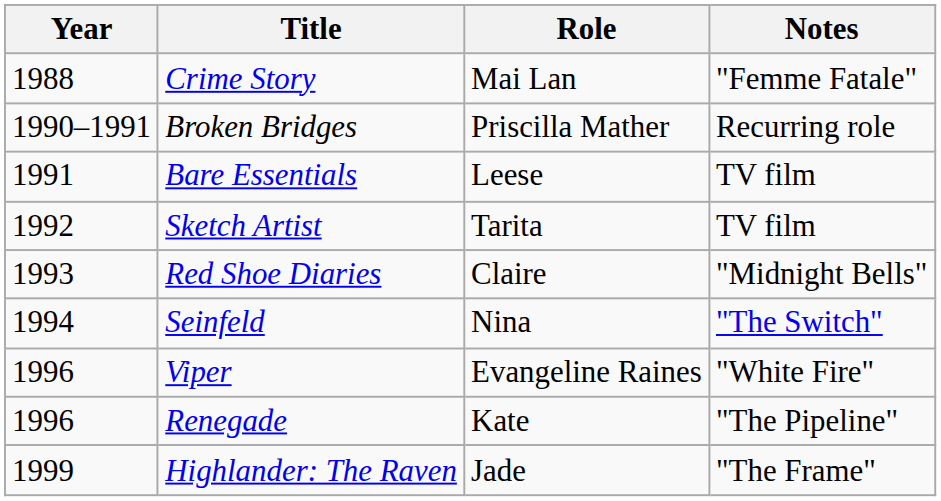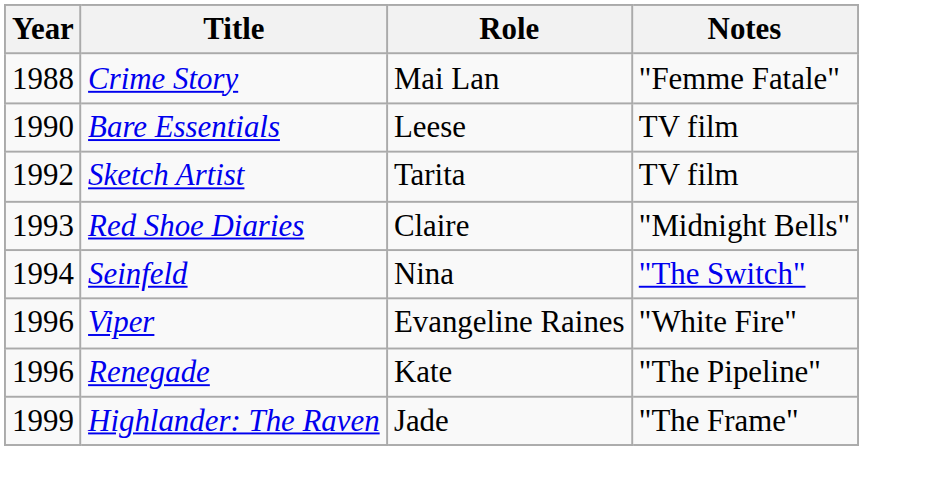- row: (261, 126)
(43, 175) 1991 -> (43, 126) 1990
